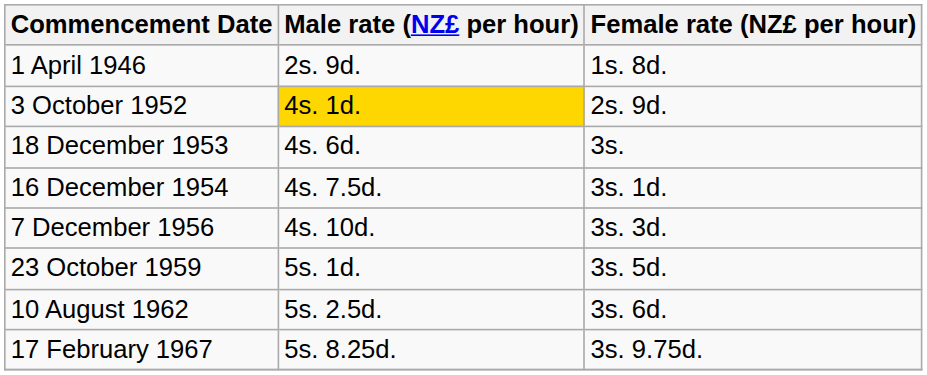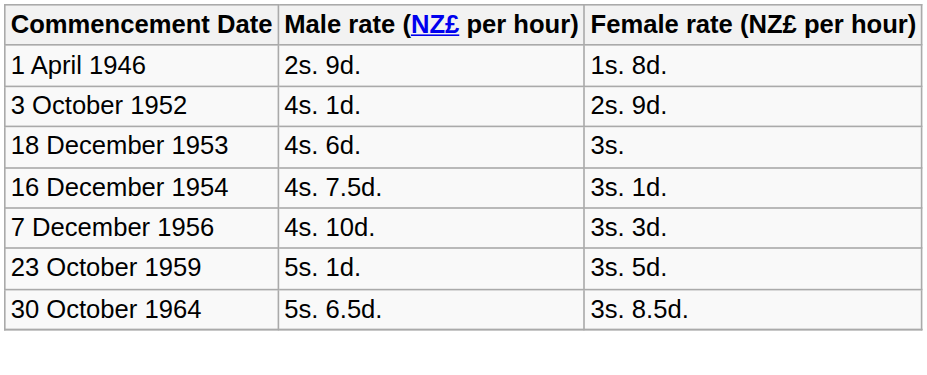(323, 106) gold background -> (323, 106) no background
- row: (100, 308)
+ row: (106, 308)
- row: (112, 349)
